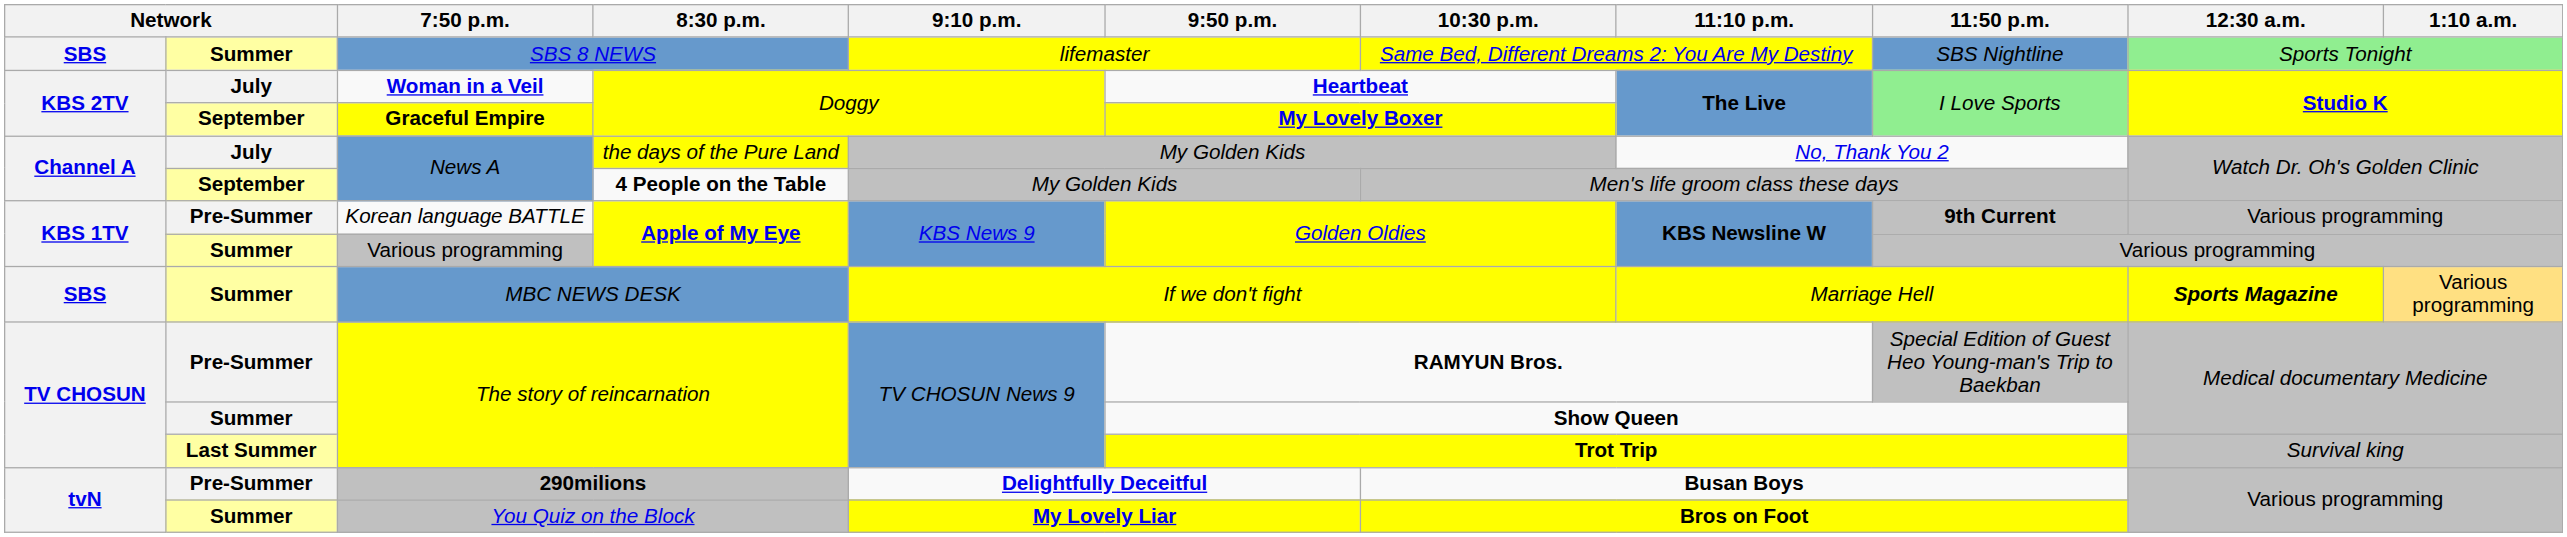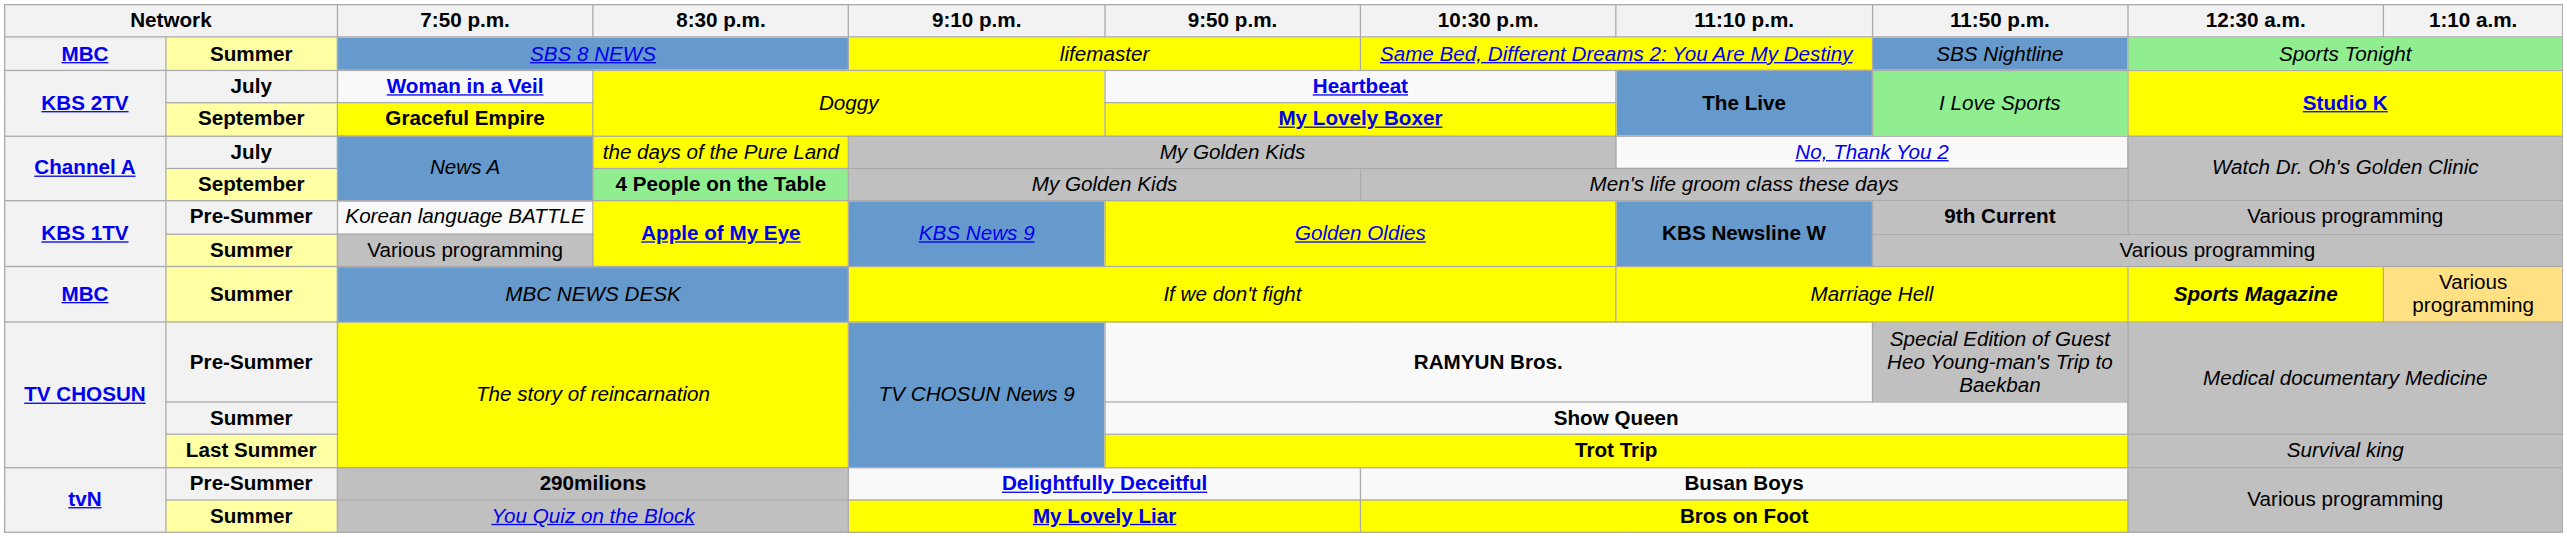(85, 53) SBS -> (85, 53) MBC
(721, 184) no background -> (721, 184) lightgreen background
(85, 294) SBS -> (85, 294) MBC
